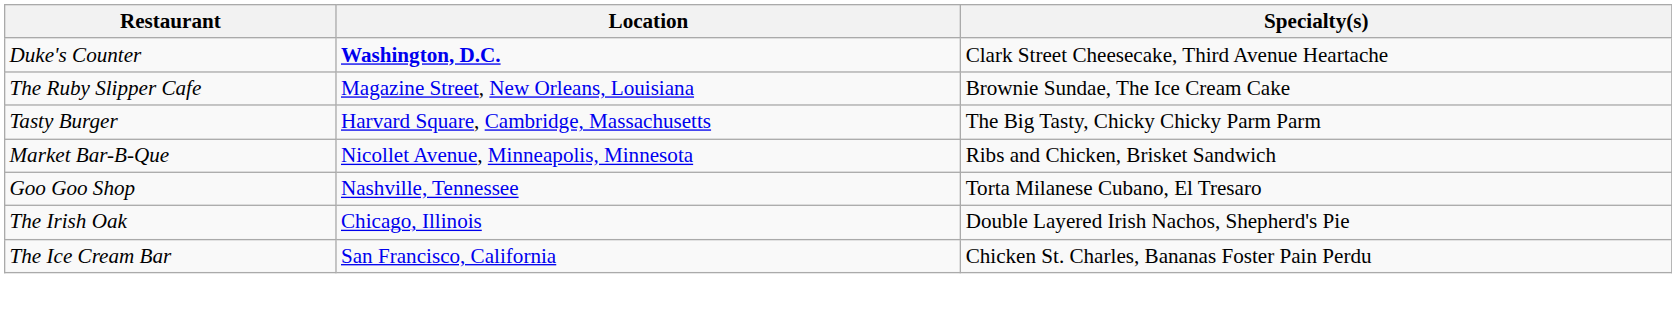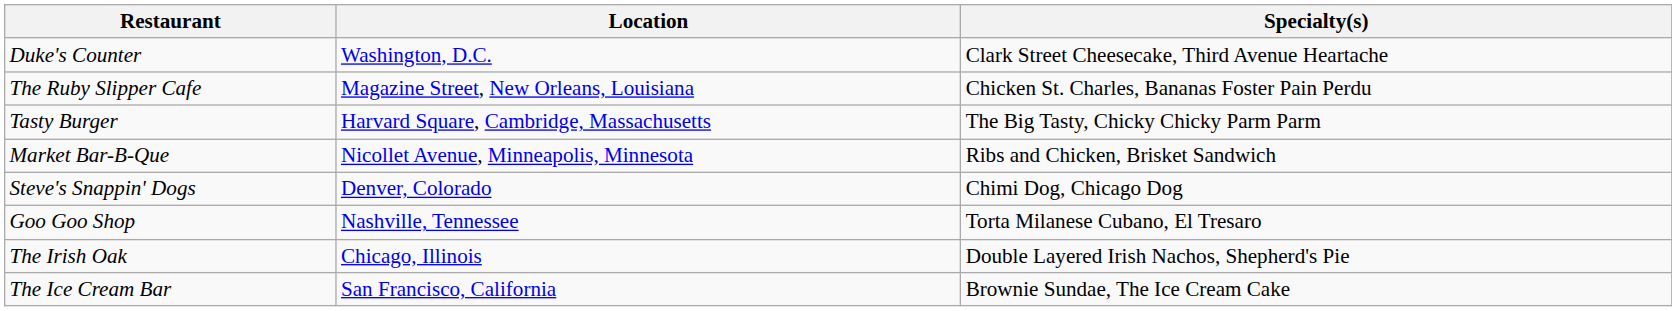(421, 54) bold -> (416, 54) normal
(1128, 88) Brownie Sundae, The Ice Cream Cake -> (1169, 88) Chicken St. Charles, Bananas Foster Pain Perdu
+ row: (103, 188)
(1169, 255) Chicken St. Charles, Bananas Foster Pain Perdu -> (1128, 289) Brownie Sundae, The Ice Cream Cake
